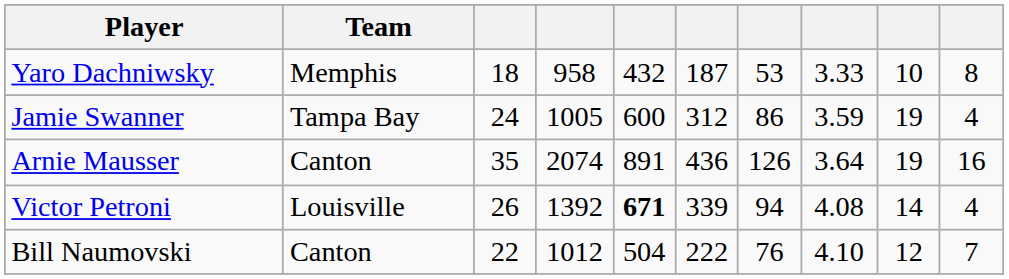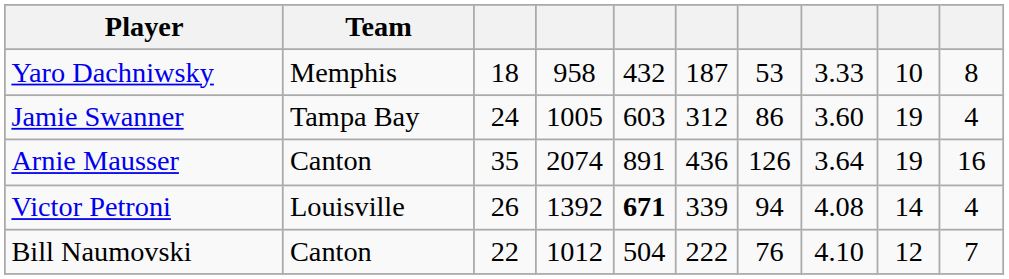(644, 116) 600 -> (644, 116) 603
(839, 116) 3.59 -> (839, 116) 3.60
